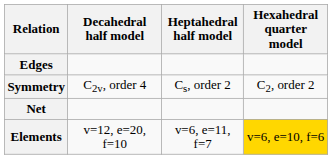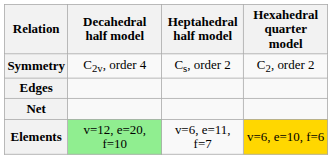rows swapped: (36, 86) <-> (36, 64)
(115, 136) no background -> (115, 136) lightgreen background
